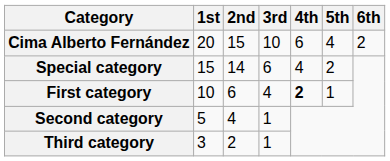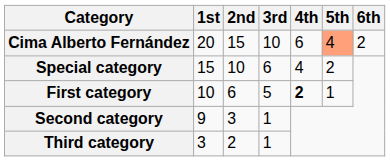(330, 43) no background -> (330, 43) lightsalmon background
(236, 68) 14 -> (236, 68) 10
(267, 93) 4 -> (267, 93) 5
(201, 118) 5 -> (201, 118) 9
(232, 118) 4 -> (232, 118) 3
